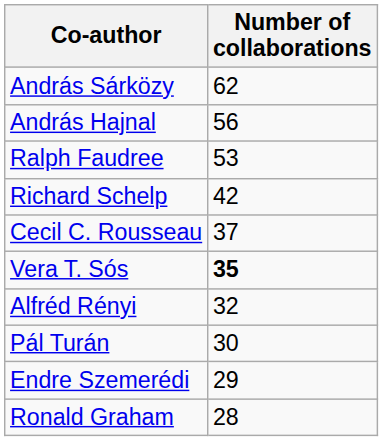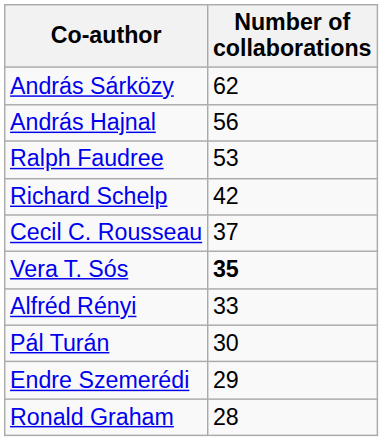(226, 306) 32 -> (226, 306) 33
